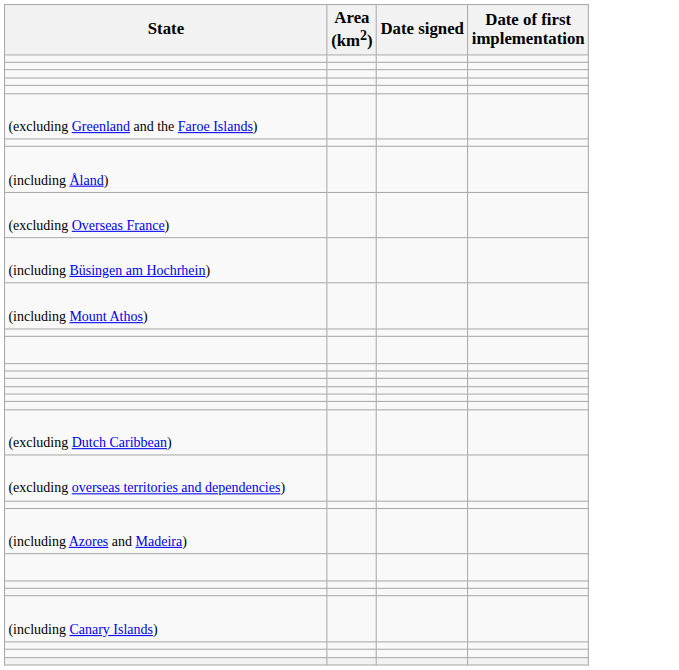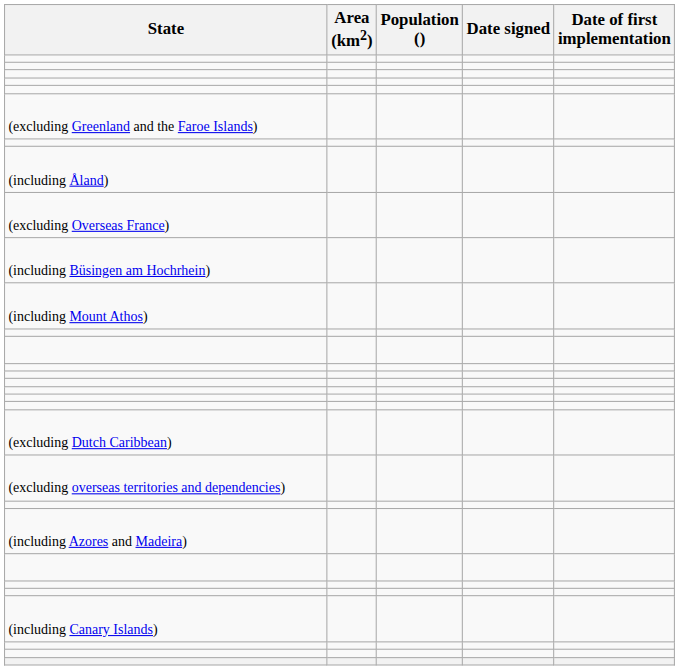+ column: (420, 29)
